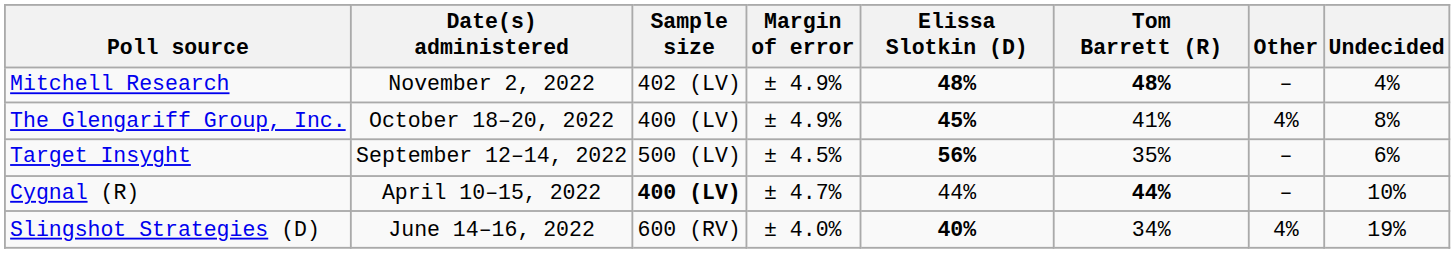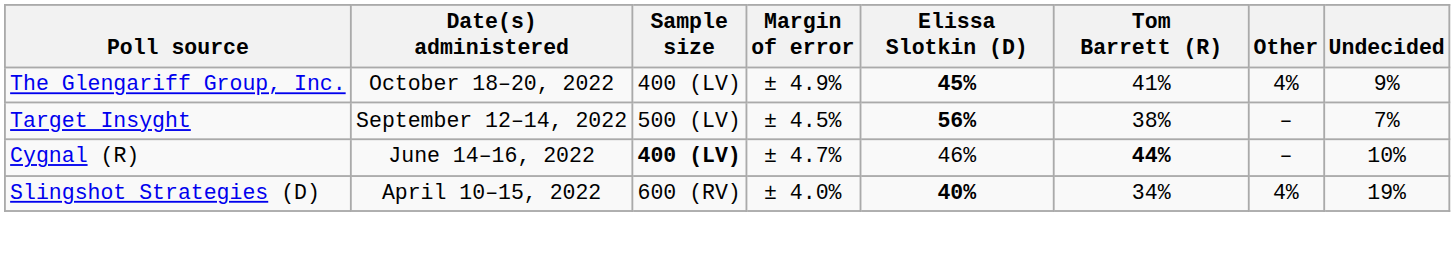- row: (120, 85)
(1387, 121) 8% -> (1387, 85) 9%
(1151, 157) 35% -> (1151, 121) 38%
(1387, 157) 6% -> (1387, 121) 7%
(492, 193) April 10–15, 2022 -> (492, 157) June 14–16, 2022
(957, 193) 44% -> (957, 157) 46%
(492, 229) June 14–16, 2022 -> (492, 193) April 10–15, 2022
